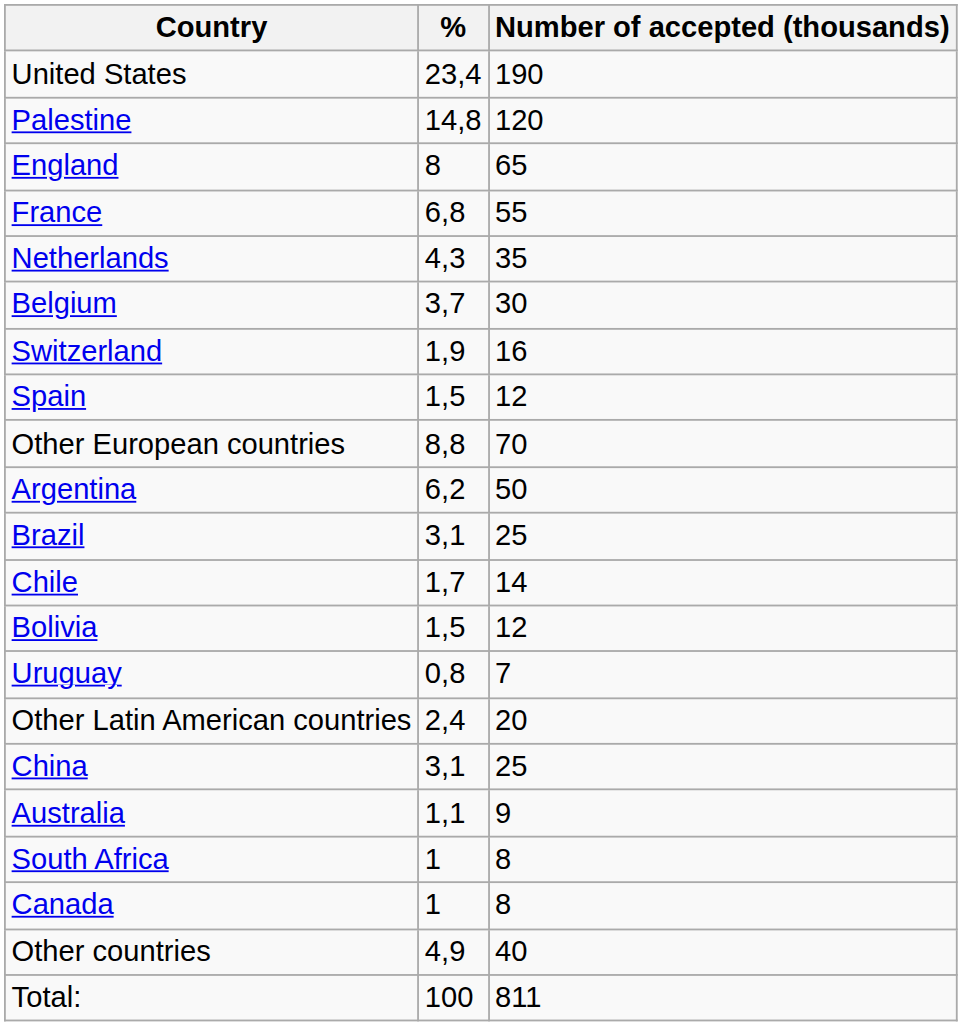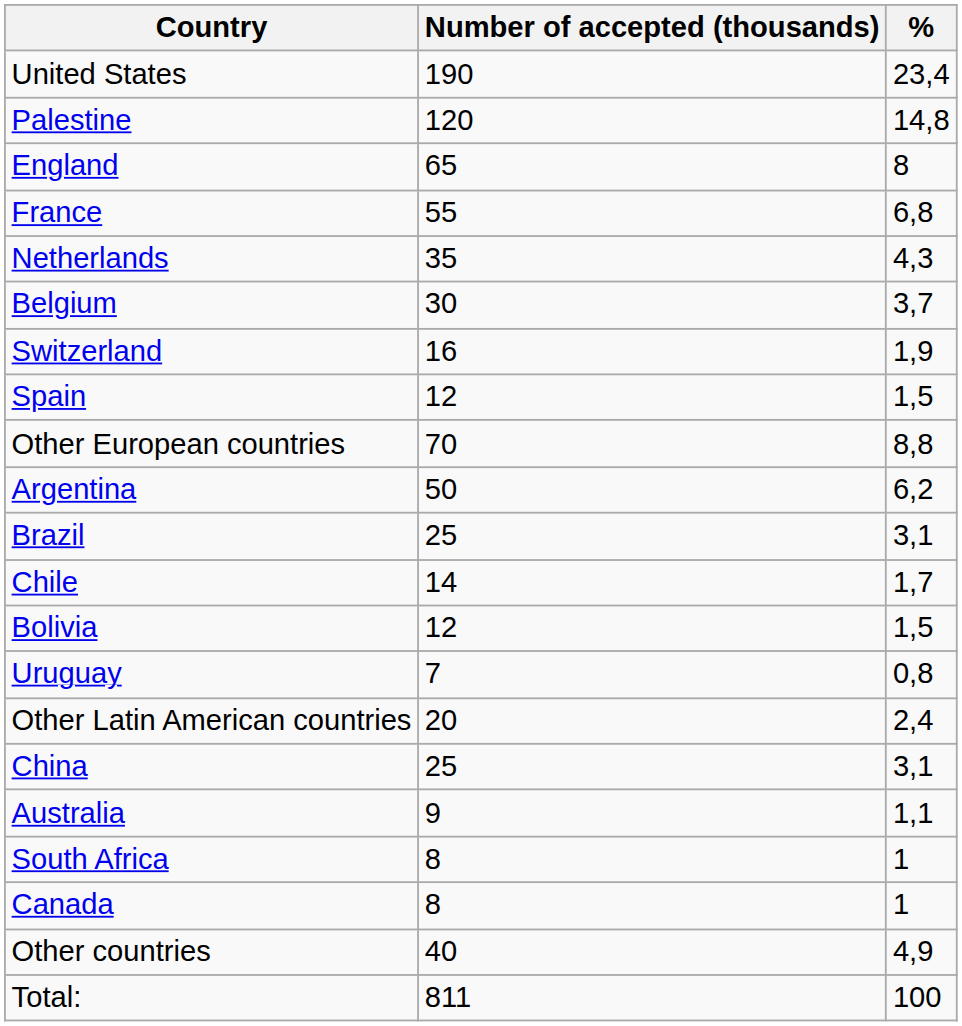columns swapped: (722, 27) <-> (453, 27)
